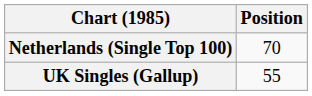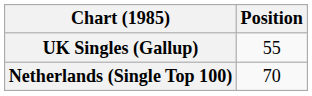rows swapped: (120, 47) <-> (120, 76)
